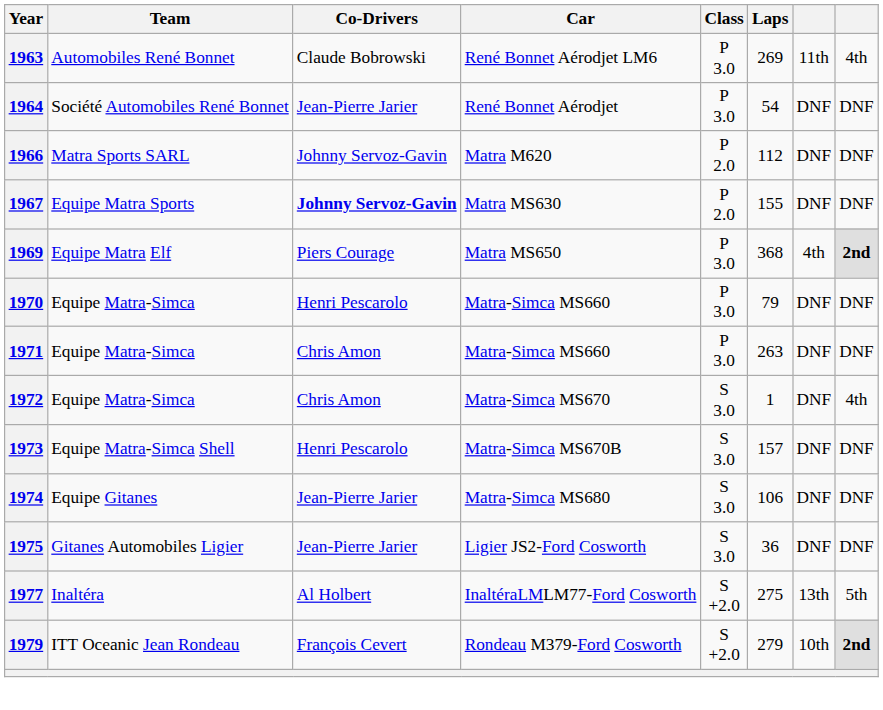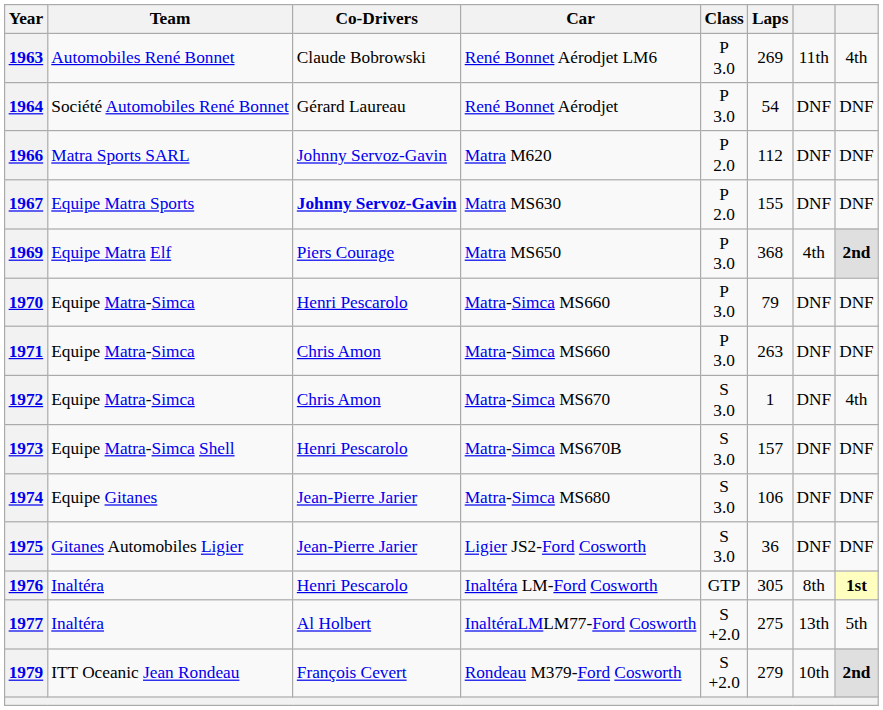(357, 106) Jean-Pierre Jarier -> (351, 106) Gérard Laureau
+ row: (26, 585)
